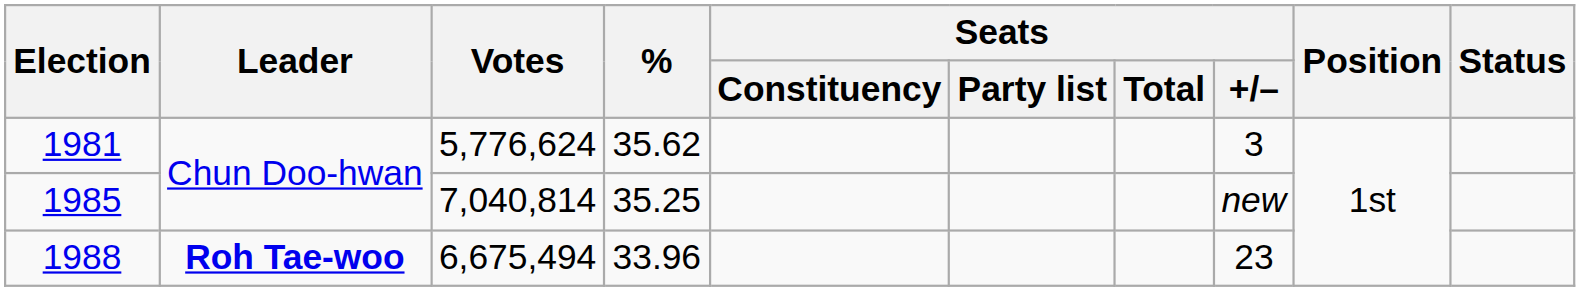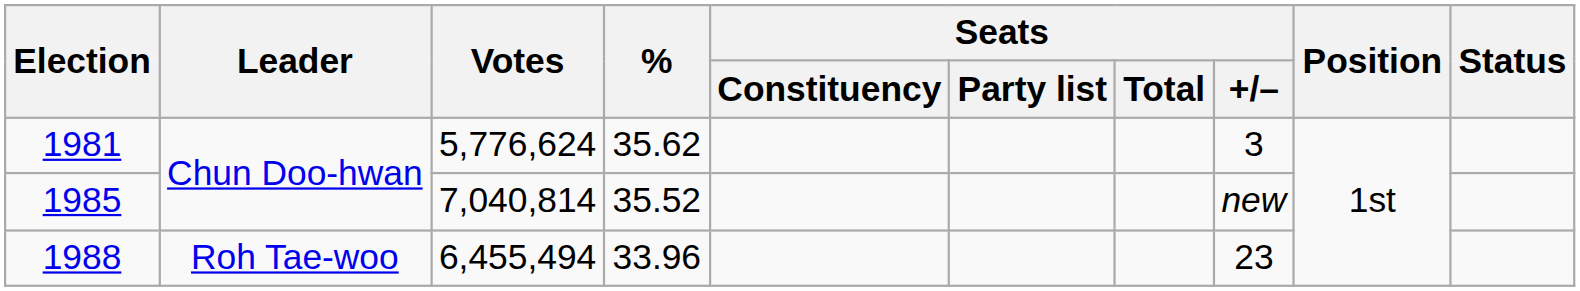(657, 200) 35.25 -> (657, 200) 35.52
(295, 256) bold -> (295, 256) normal
(518, 256) 6,675,494 -> (518, 256) 6,455,494
